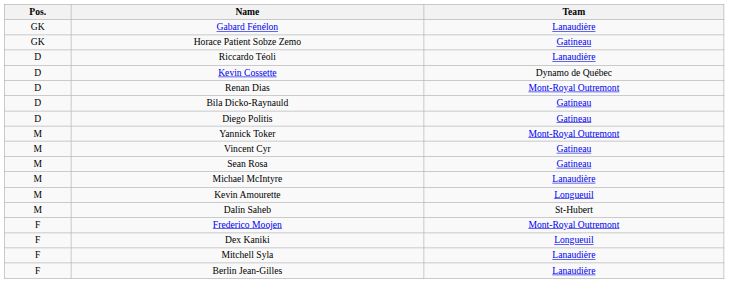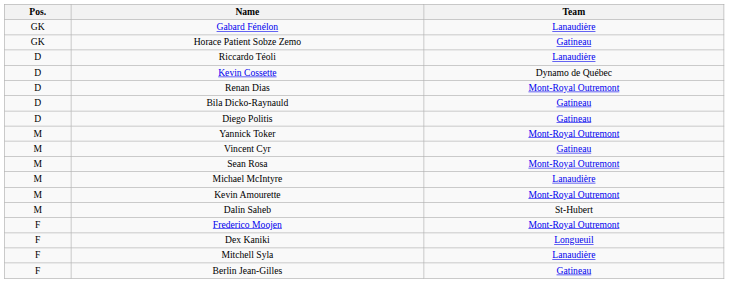(574, 164) Gatineau -> (574, 164) Mont-Royal Outremont
(574, 194) Longueuil -> (574, 194) Mont-Royal Outremont
(574, 270) Lanaudière -> (574, 270) Gatineau
